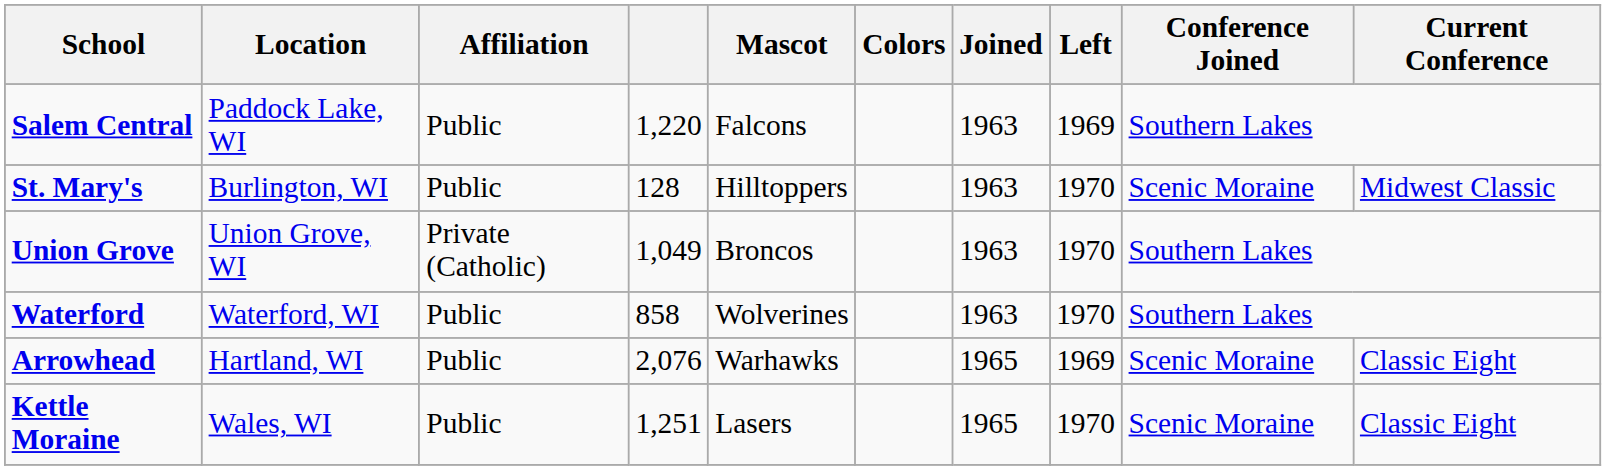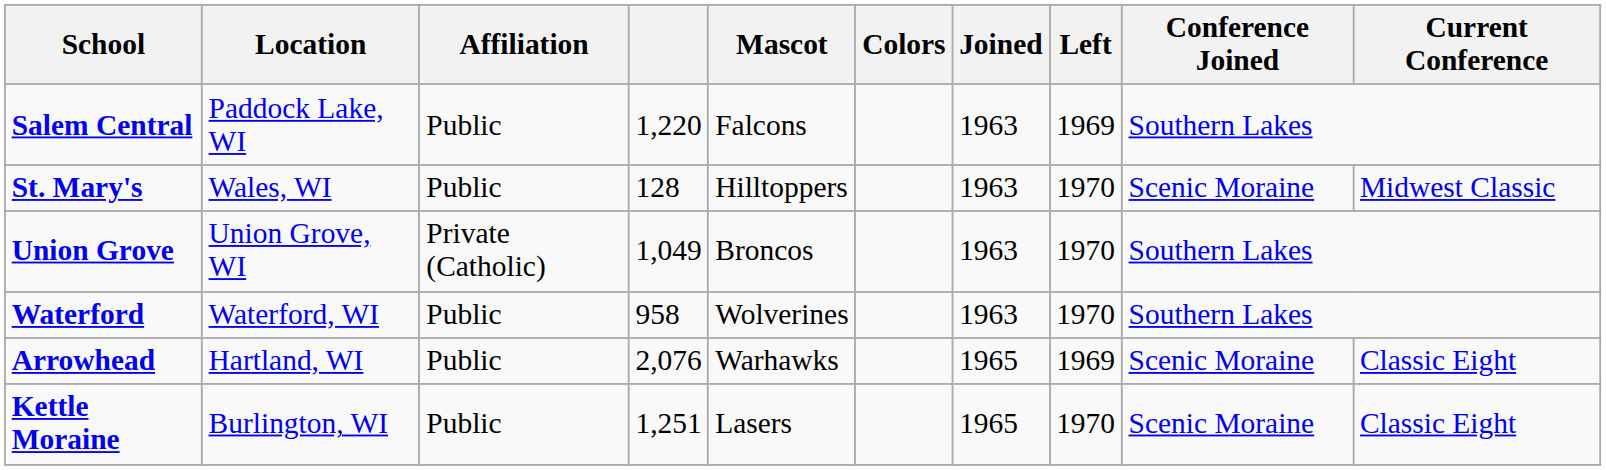(298, 187) Burlington, WI -> (270, 187) Wales, WI
(658, 313) 858 -> (658, 313) 958
(270, 423) Wales, WI -> (298, 423) Burlington, WI
